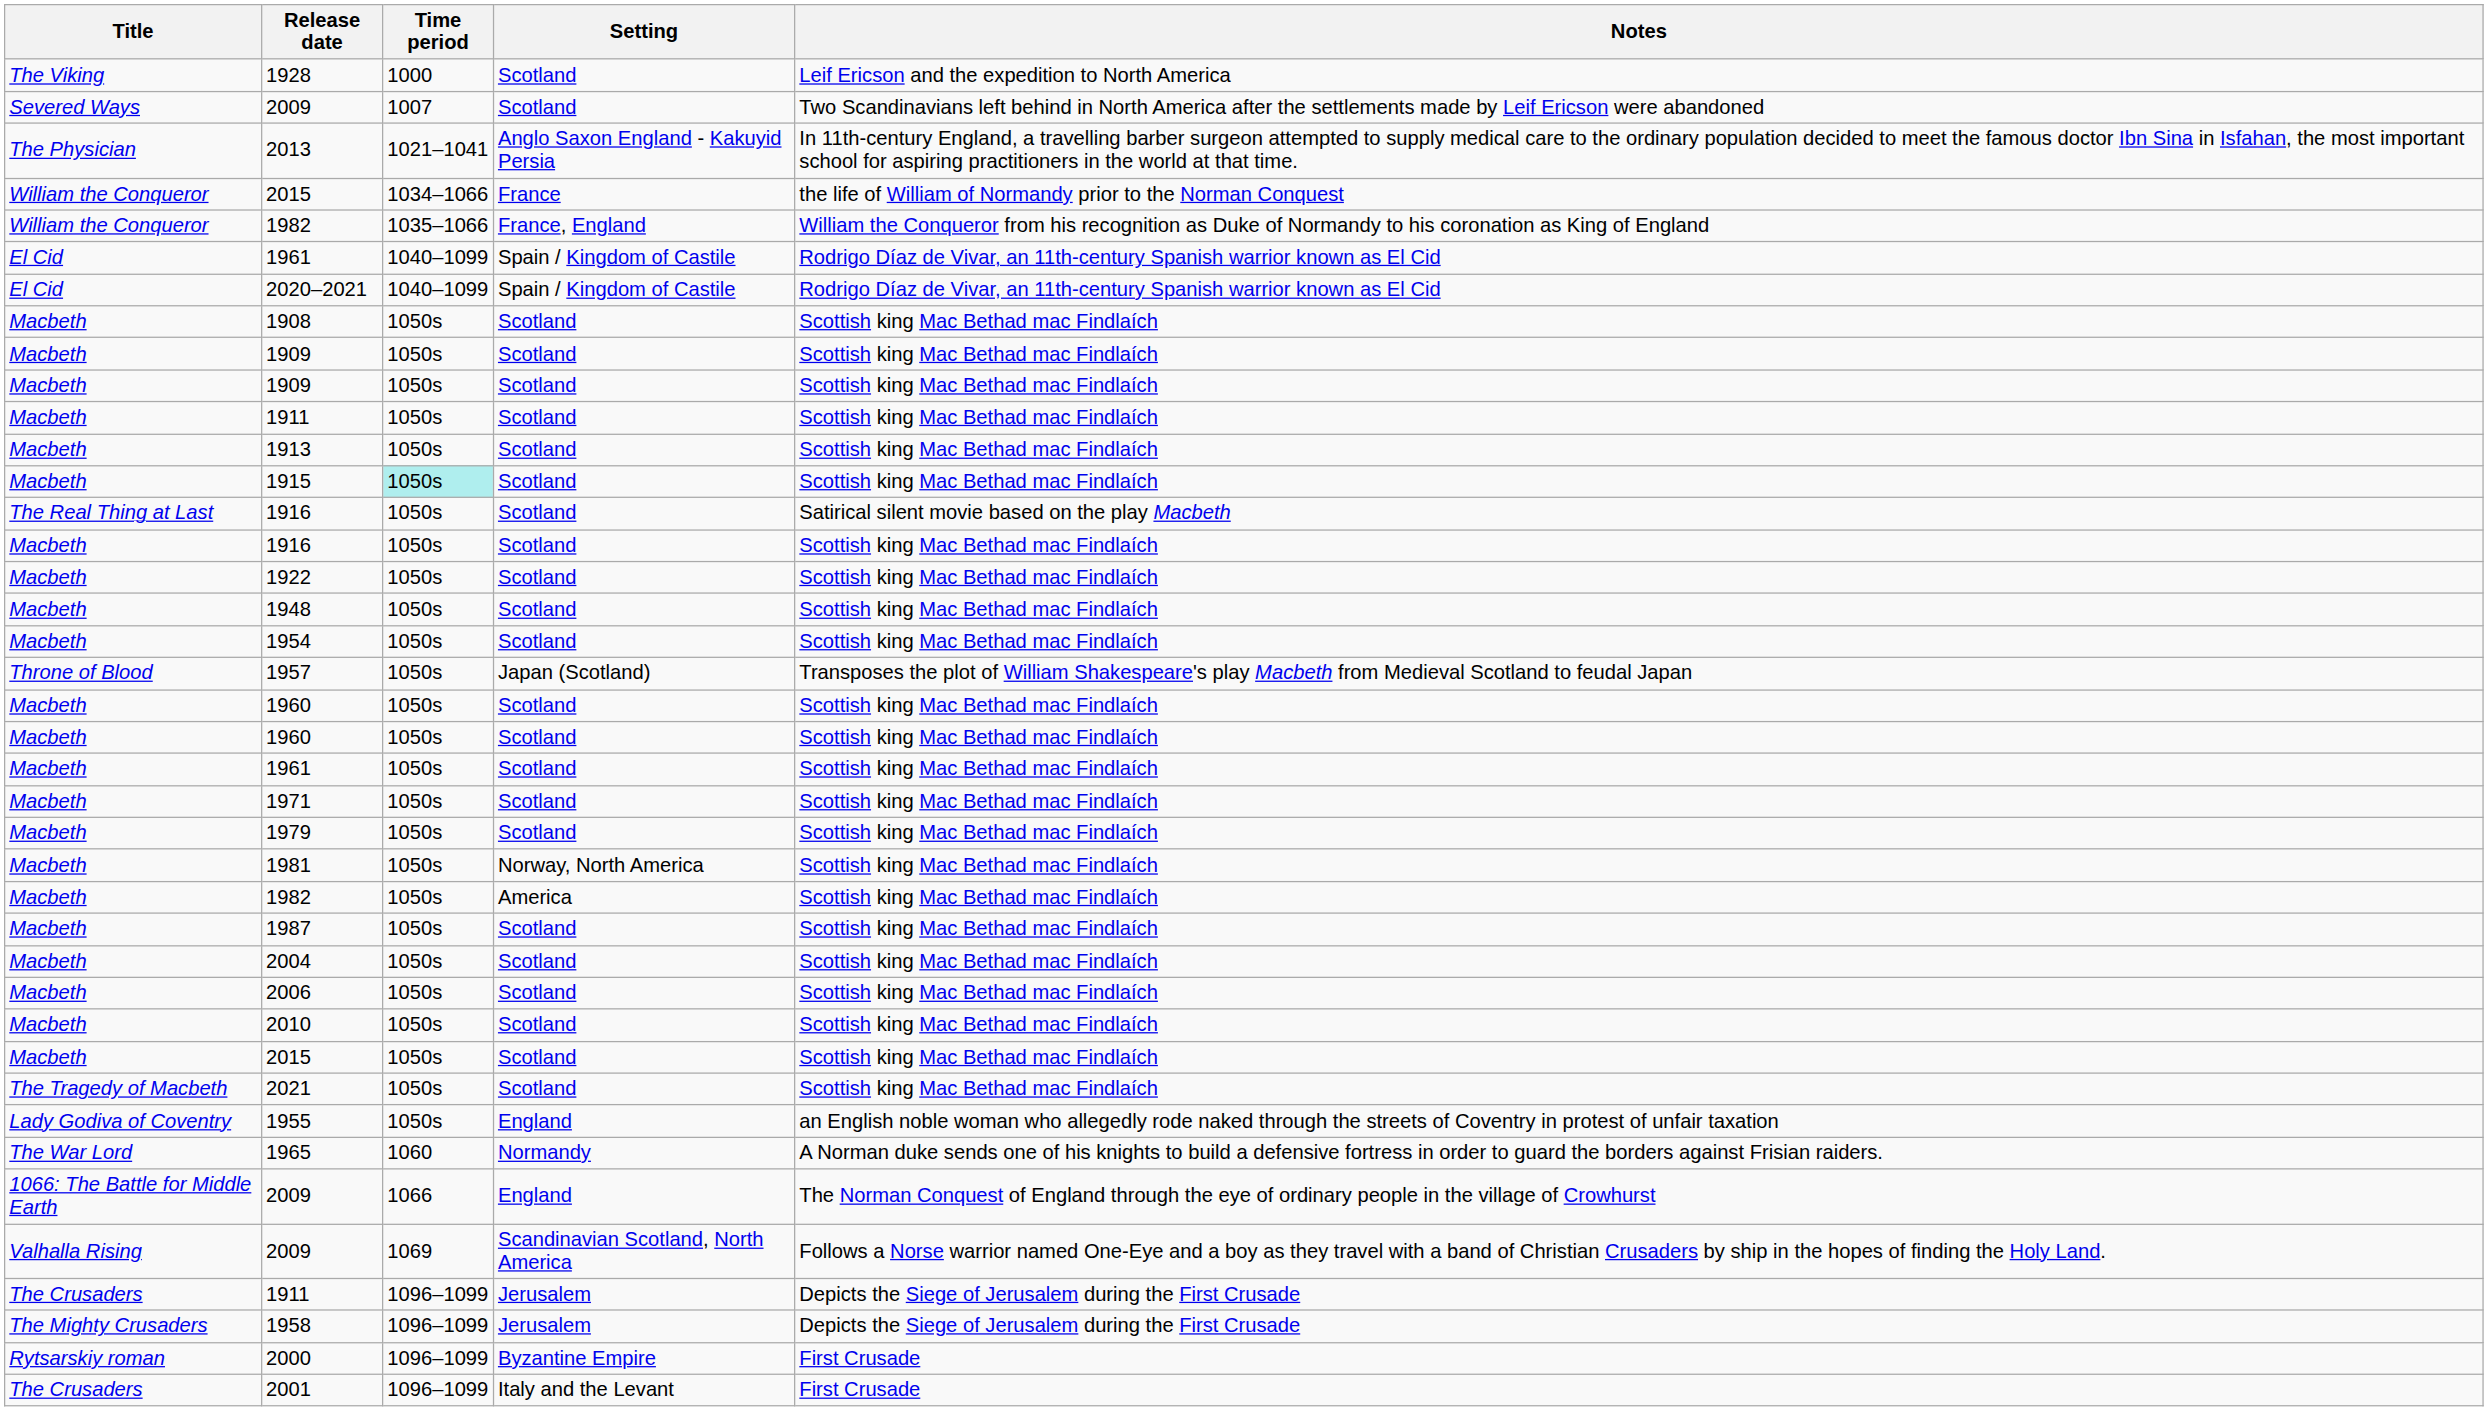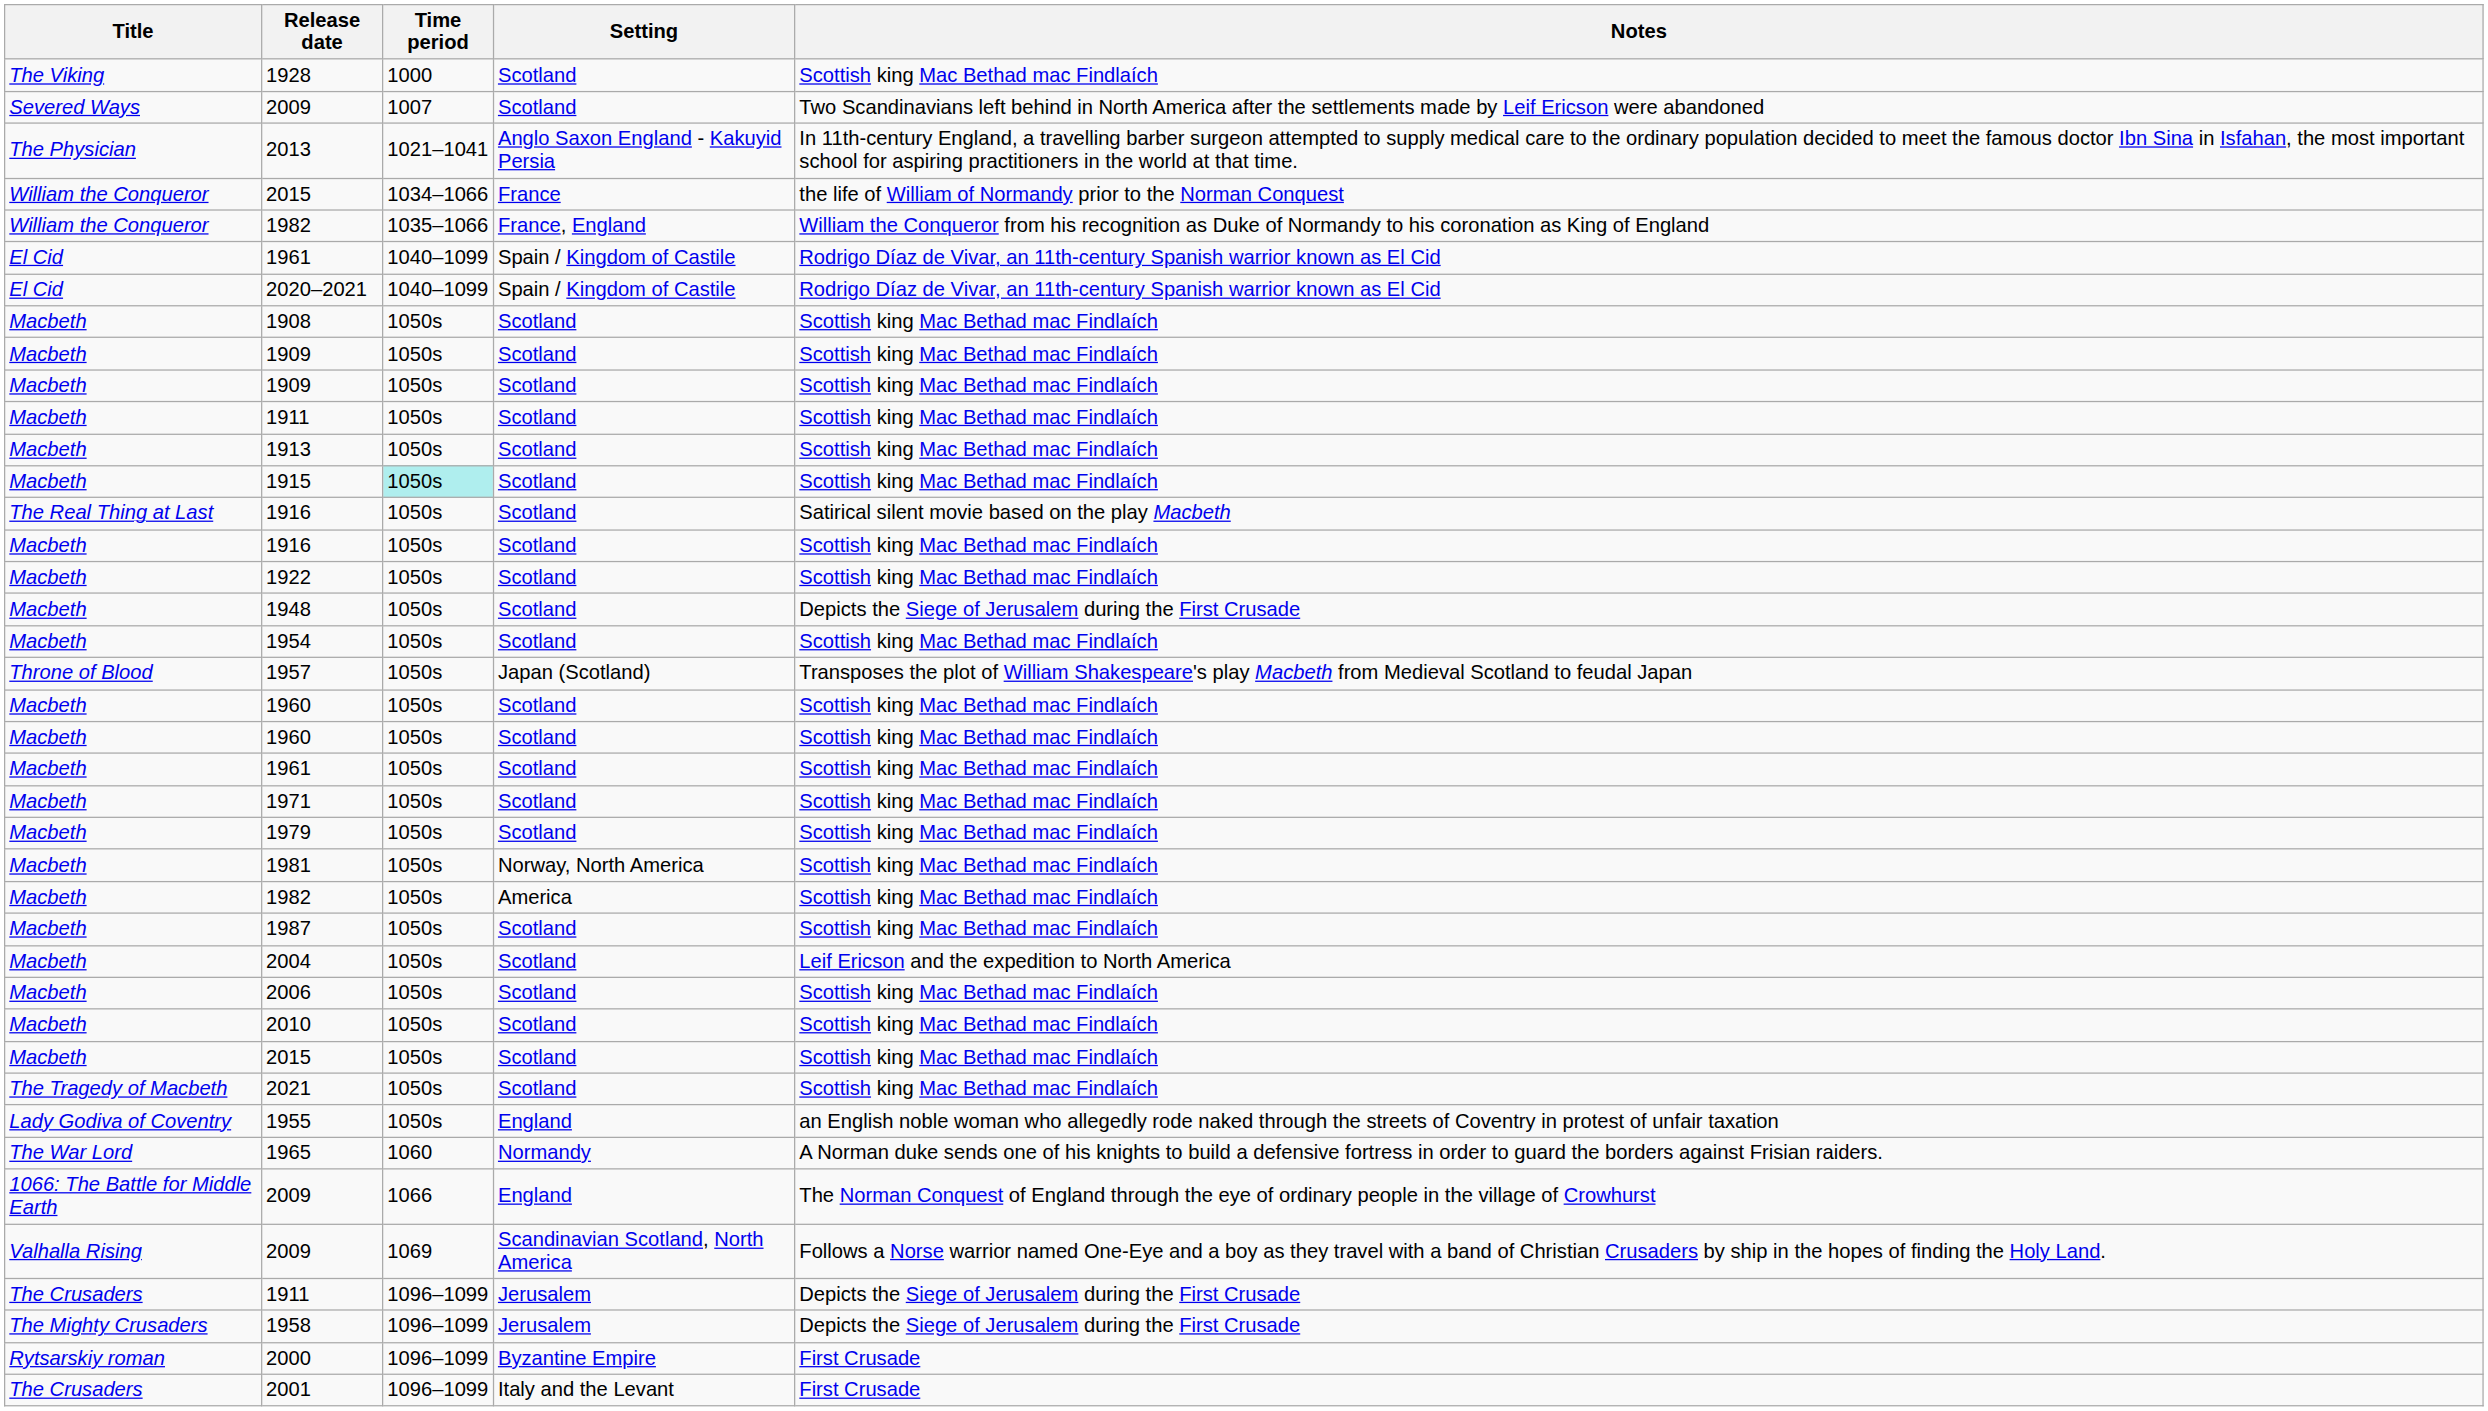(1015, 75) Leif Ericson and the expedition to North America -> (979, 75) Scottish king Mac Bethad mac Findlaích
(979, 609) Scottish king Mac Bethad mac Findlaích -> (1050, 609) Depicts the Siege of Jerusalem during the First Crusade
(979, 961) Scottish king Mac Bethad mac Findlaích -> (1015, 961) Leif Ericson and the expedition to North America
